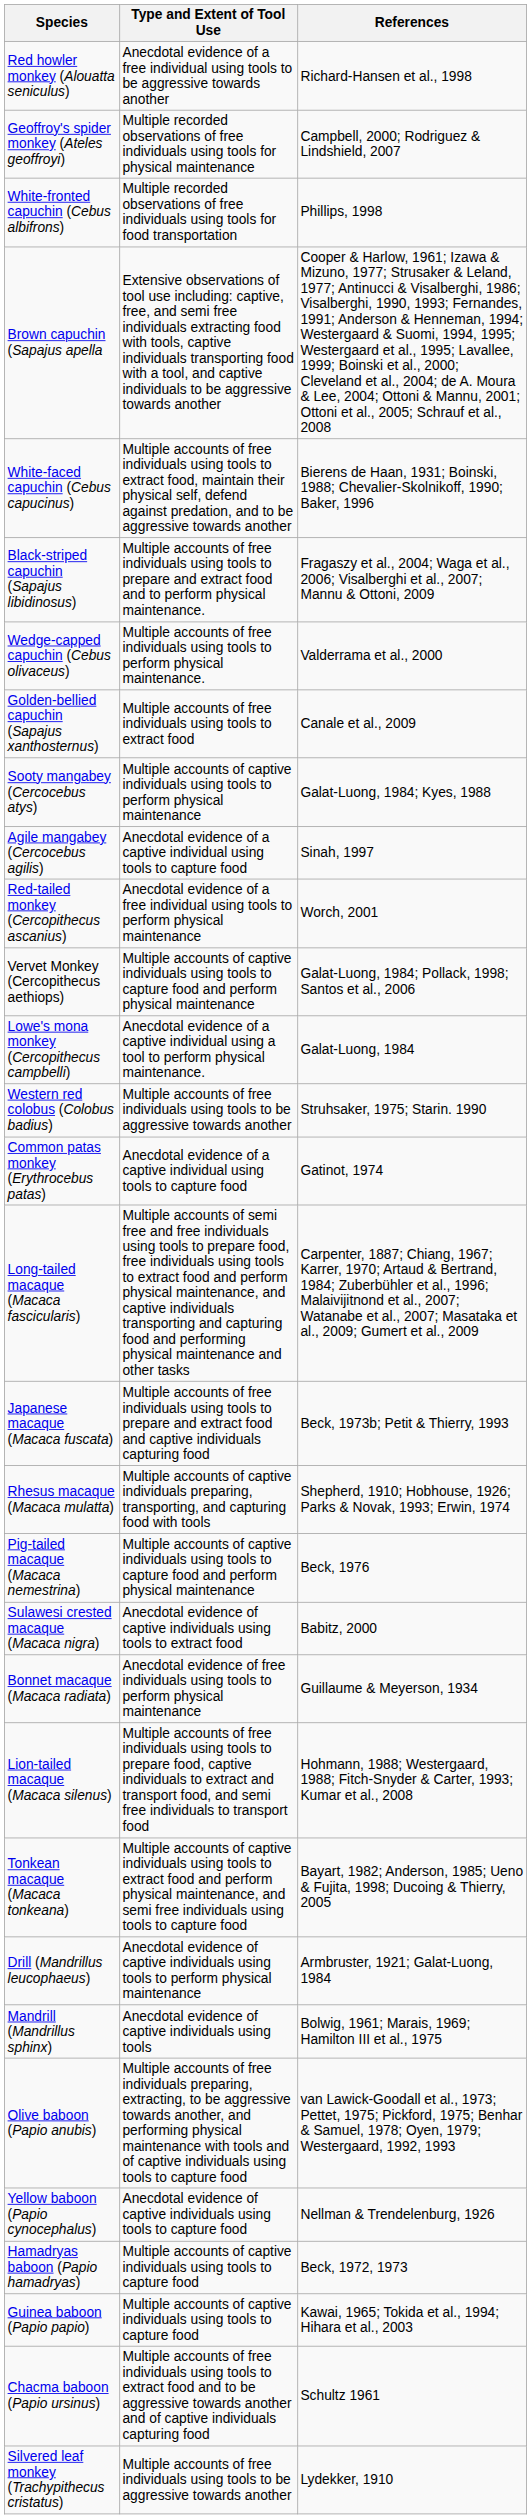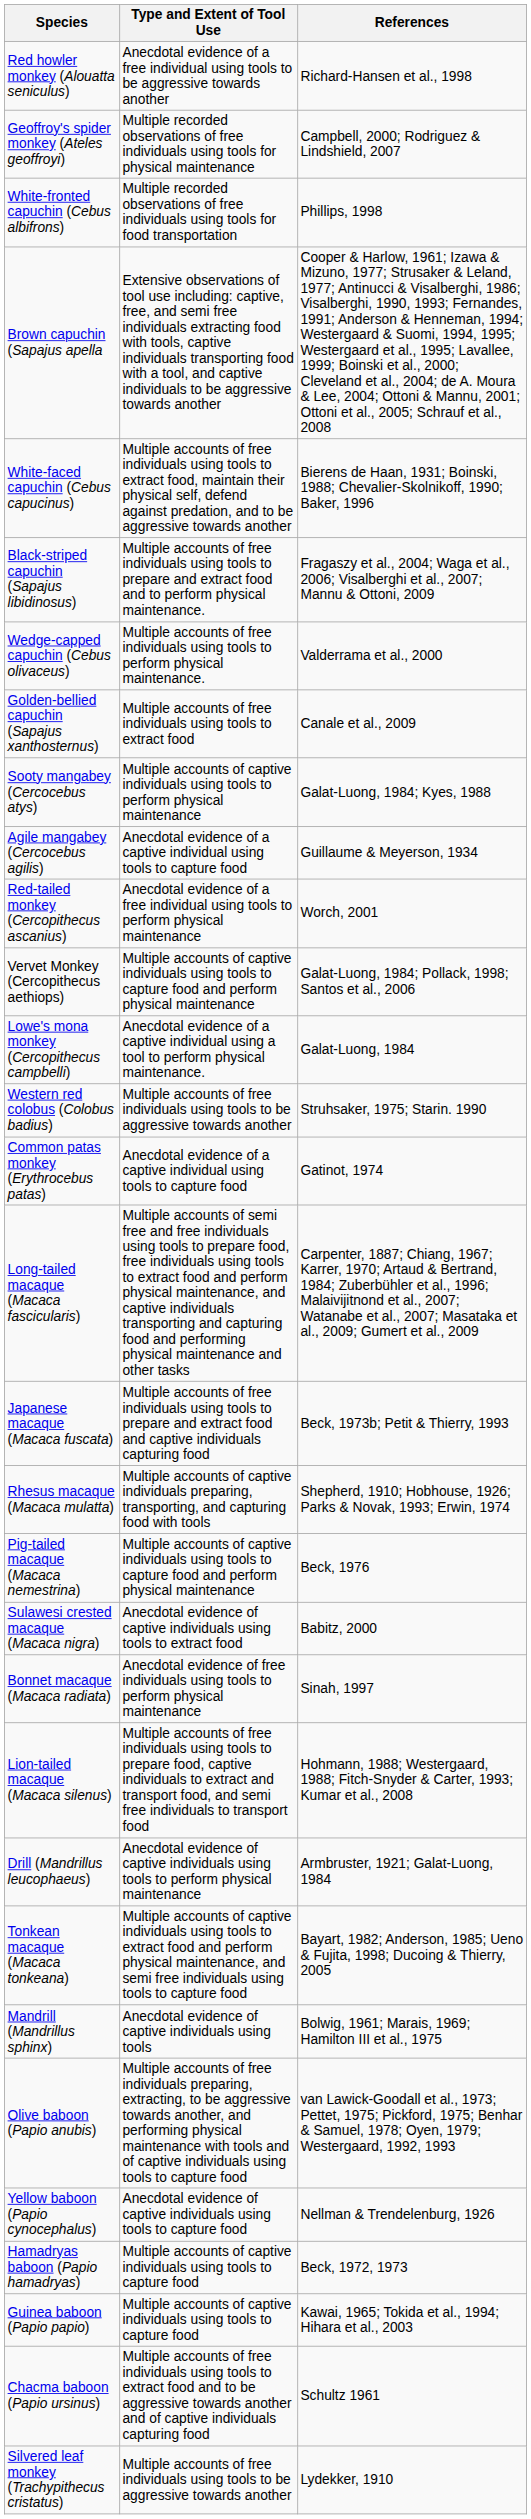(337, 852) Sinah, 1997 -> (389, 852) Guillaume & Meyerson, 1934
(389, 1688) Guillaume & Meyerson, 1934 -> (337, 1688) Sinah, 1997
rows swapped: (38, 1887) <-> (55, 1971)
